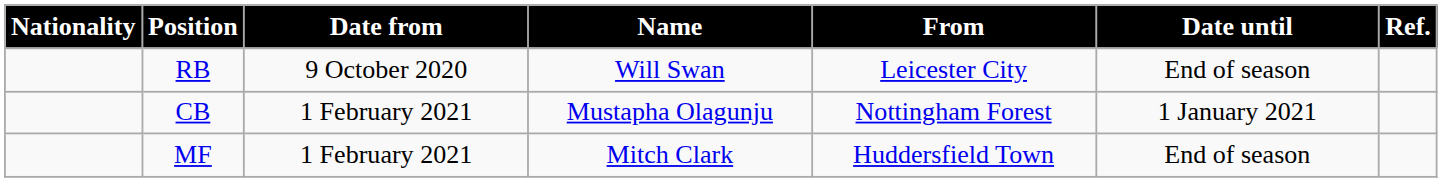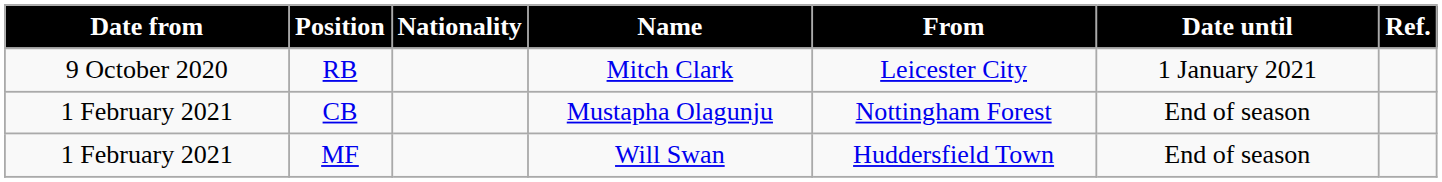columns swapped: (386, 26) <-> (73, 26)
(670, 69) Will Swan -> (670, 69) Mitch Clark
(1237, 69) End of season -> (1237, 69) 1 January 2021
(1237, 112) 1 January 2021 -> (1237, 112) End of season
(670, 155) Mitch Clark -> (670, 155) Will Swan
